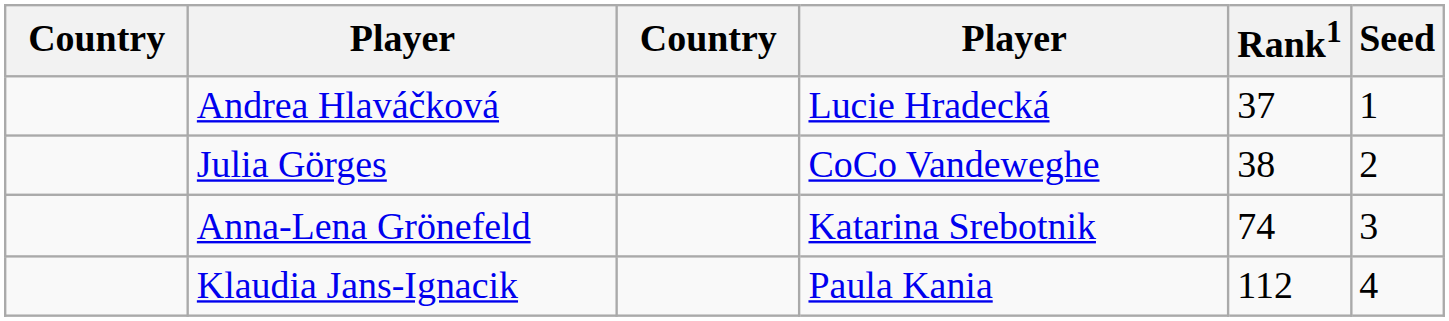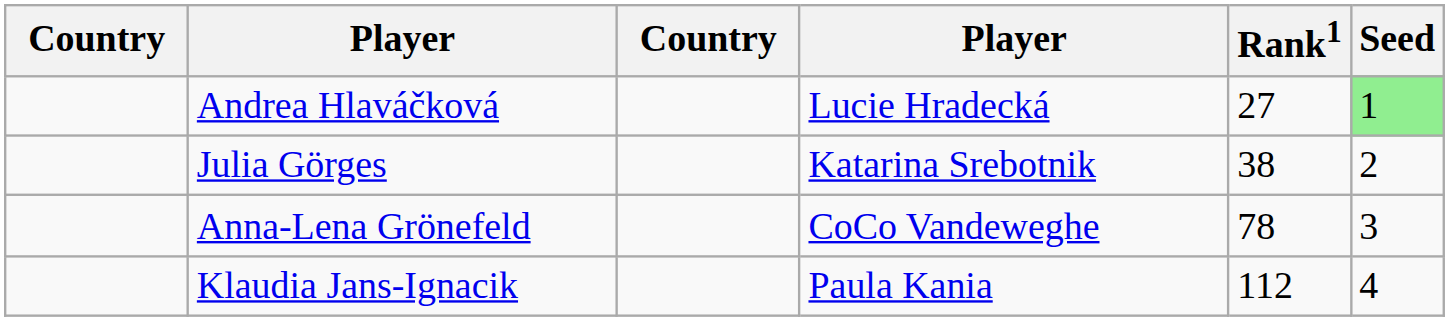(1256, 104) 37 -> (1256, 104) 27
(1369, 104) no background -> (1369, 104) lightgreen background
(954, 165) CoCo Vandeweghe -> (952, 165) Katarina Srebotnik
(952, 225) Katarina Srebotnik -> (954, 225) CoCo Vandeweghe
(1256, 225) 74 -> (1256, 225) 78
